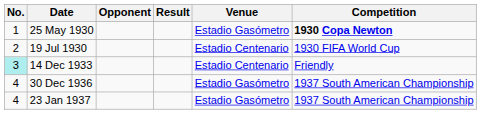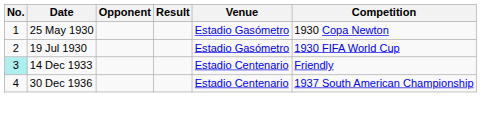(343, 30) bold -> (342, 30) normal
(242, 48) Estadio Centenario -> (242, 48) Estadio Gasómetro
(242, 83) Estadio Gasómetro -> (242, 83) Estadio Centenario
- row: (60, 100)
